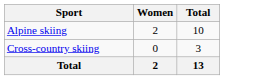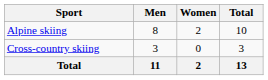+ column: (155, 13)
